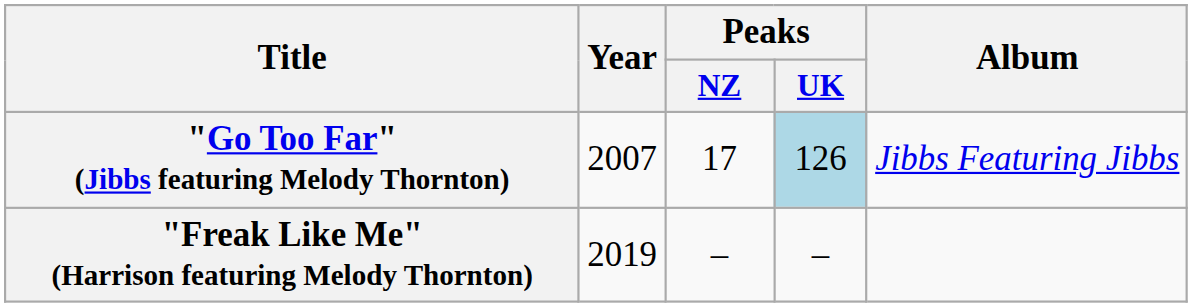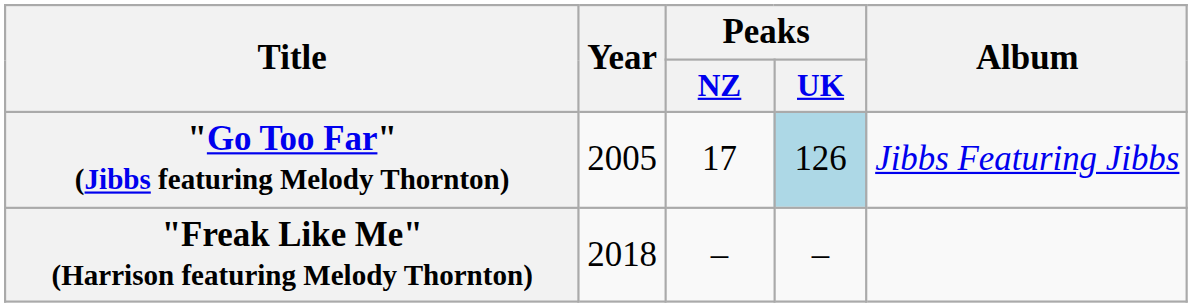(622, 158) 2007 -> (622, 158) 2005
(622, 253) 2019 -> (622, 253) 2018
